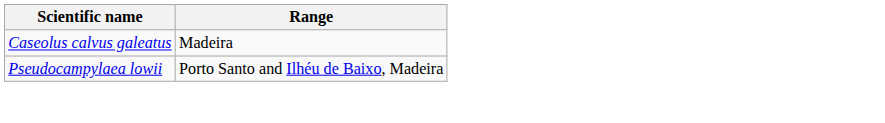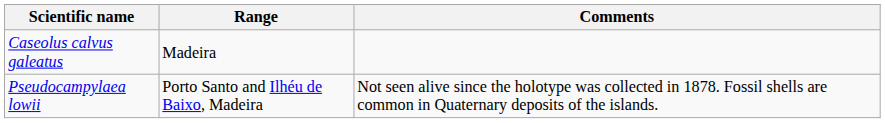+ column: (617, 17)
